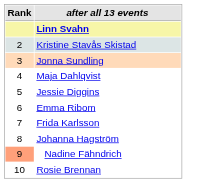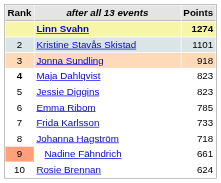+ column: (198, 13)
(19, 76) normal -> (19, 76) bold
